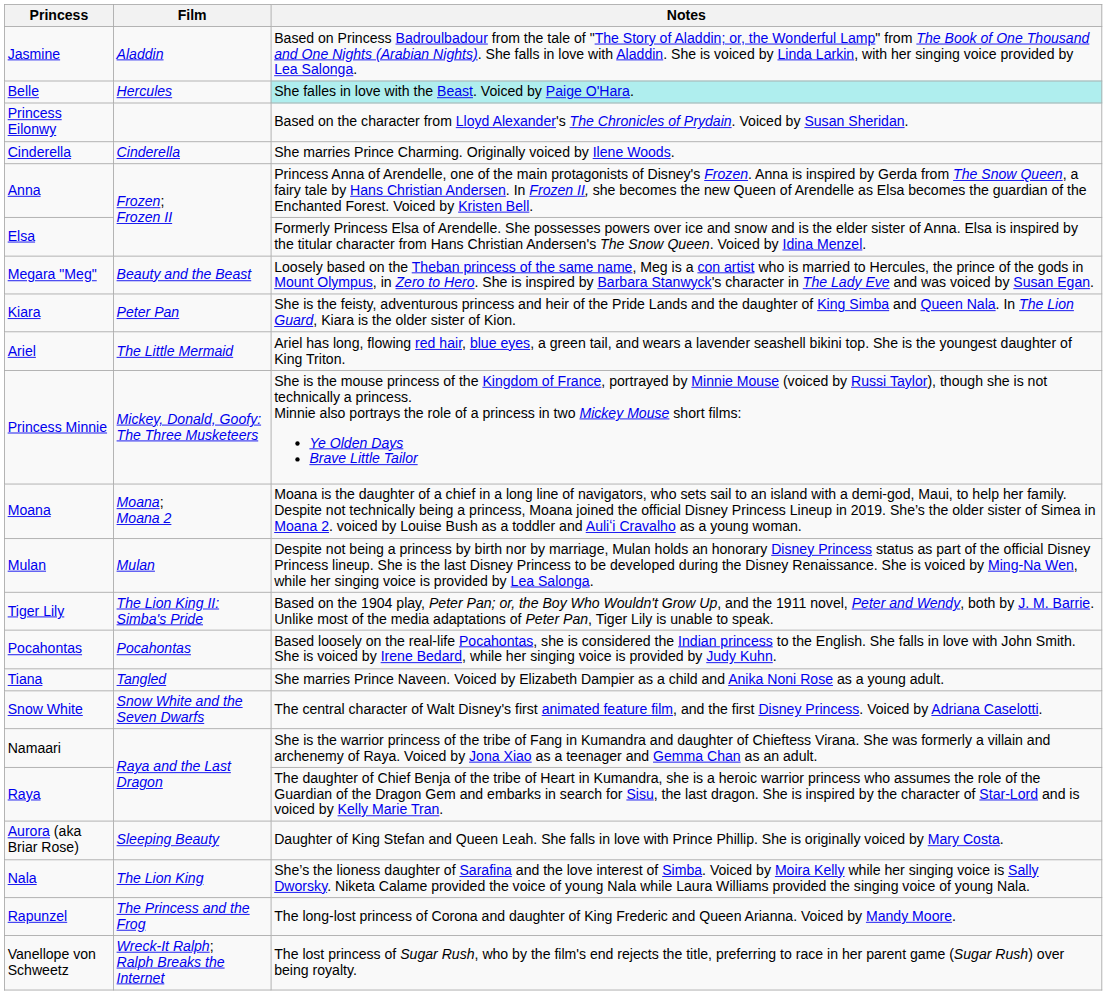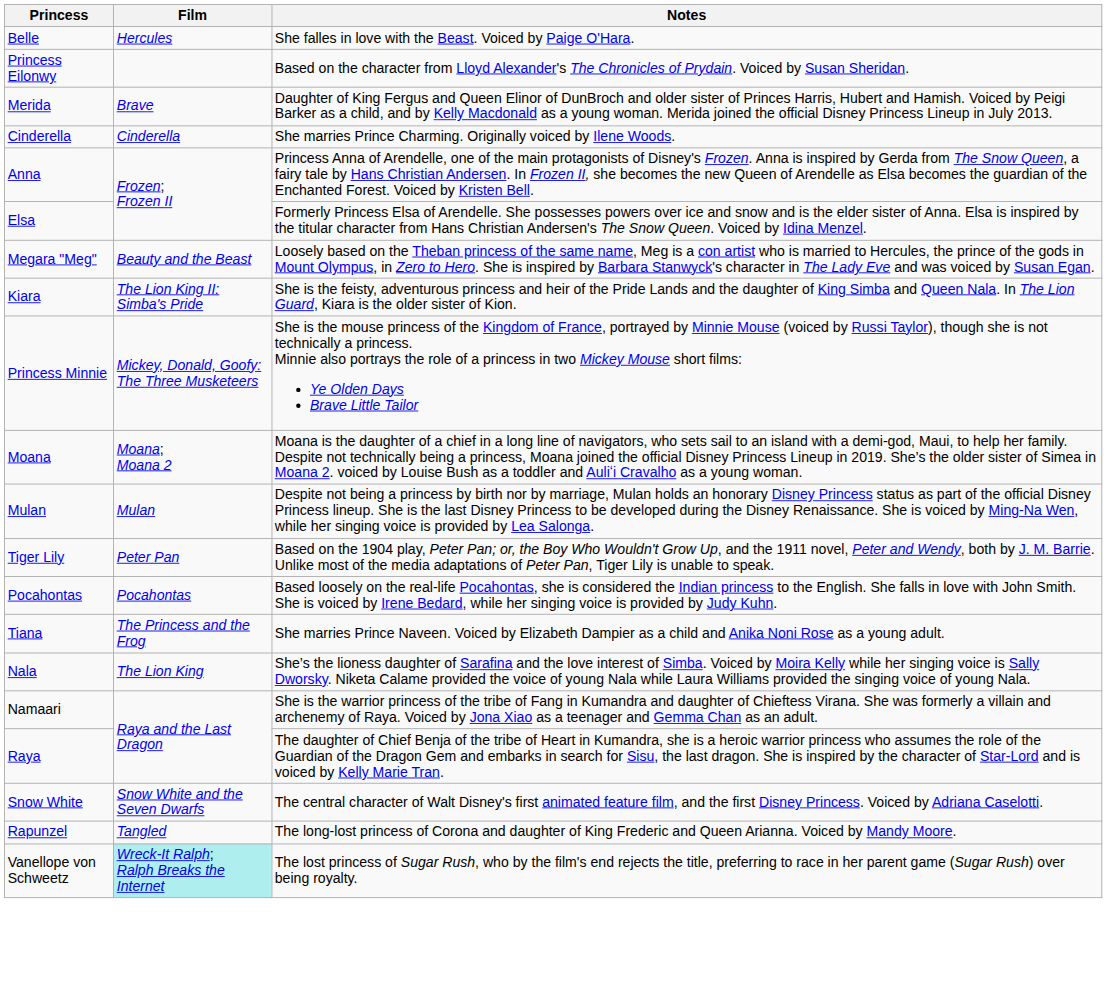- row: (34, 53)
(454, 92) paleturquoise background -> (455, 37) no background
+ row: (29, 106)
(148, 313) Peter Pan -> (168, 297) The Lion King II: Simba's Pride
- row: (22, 351)
(168, 611) The Lion King II: Simba's Pride -> (148, 557) Peter Pan
(141, 679) Tangled -> (183, 633) The Princess and the Frog
rows swapped: (22, 878) <-> (45, 709)
- row: (44, 840)
(183, 916) The Princess and the Frog -> (142, 832) Tangled
(171, 962) no background -> (171, 870) paleturquoise background
